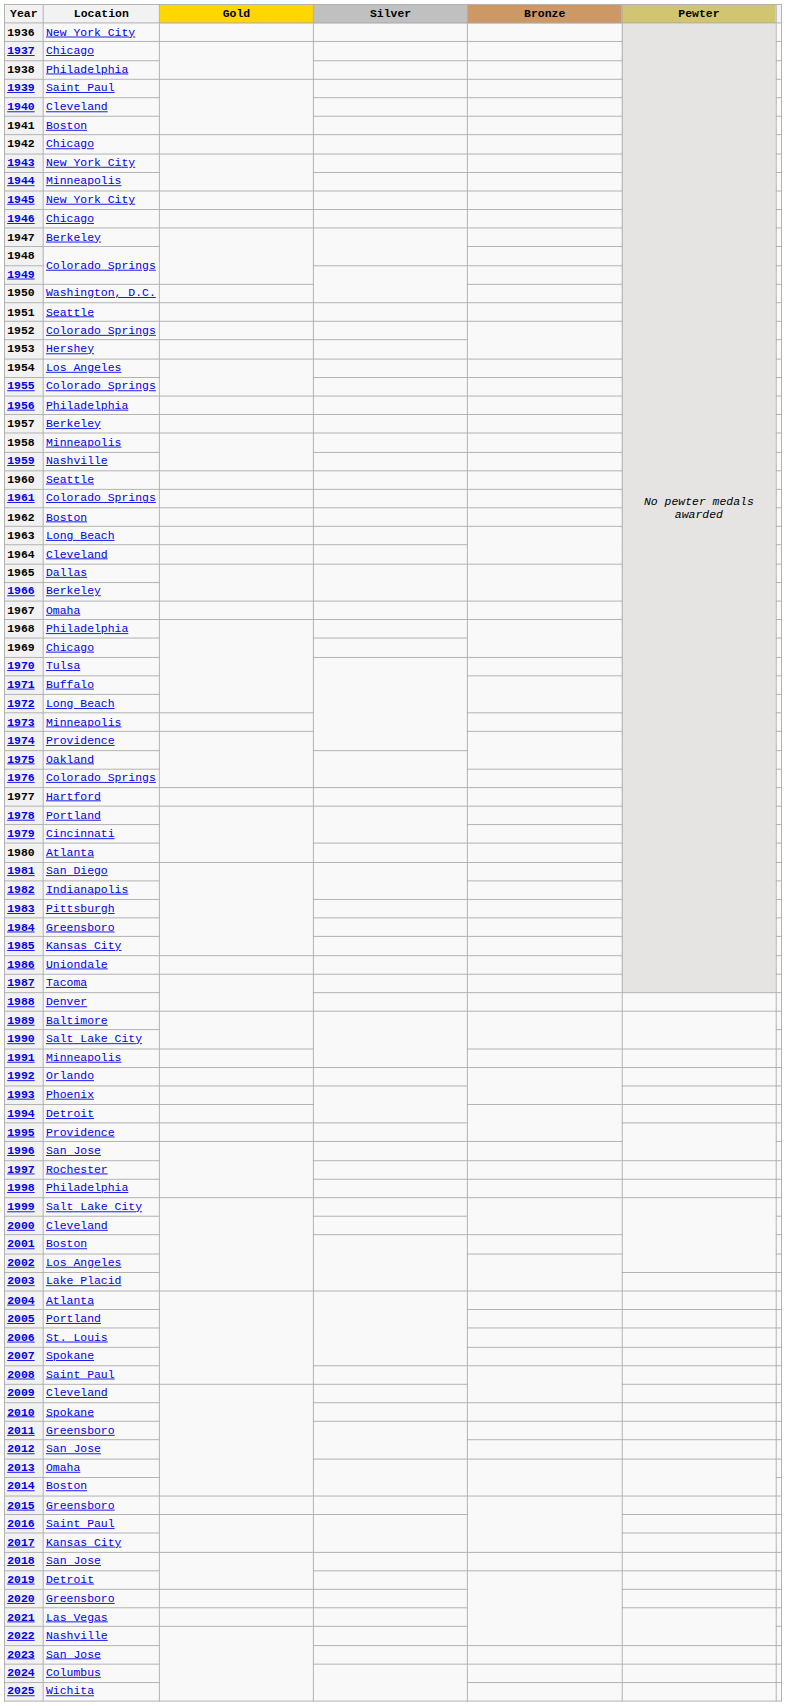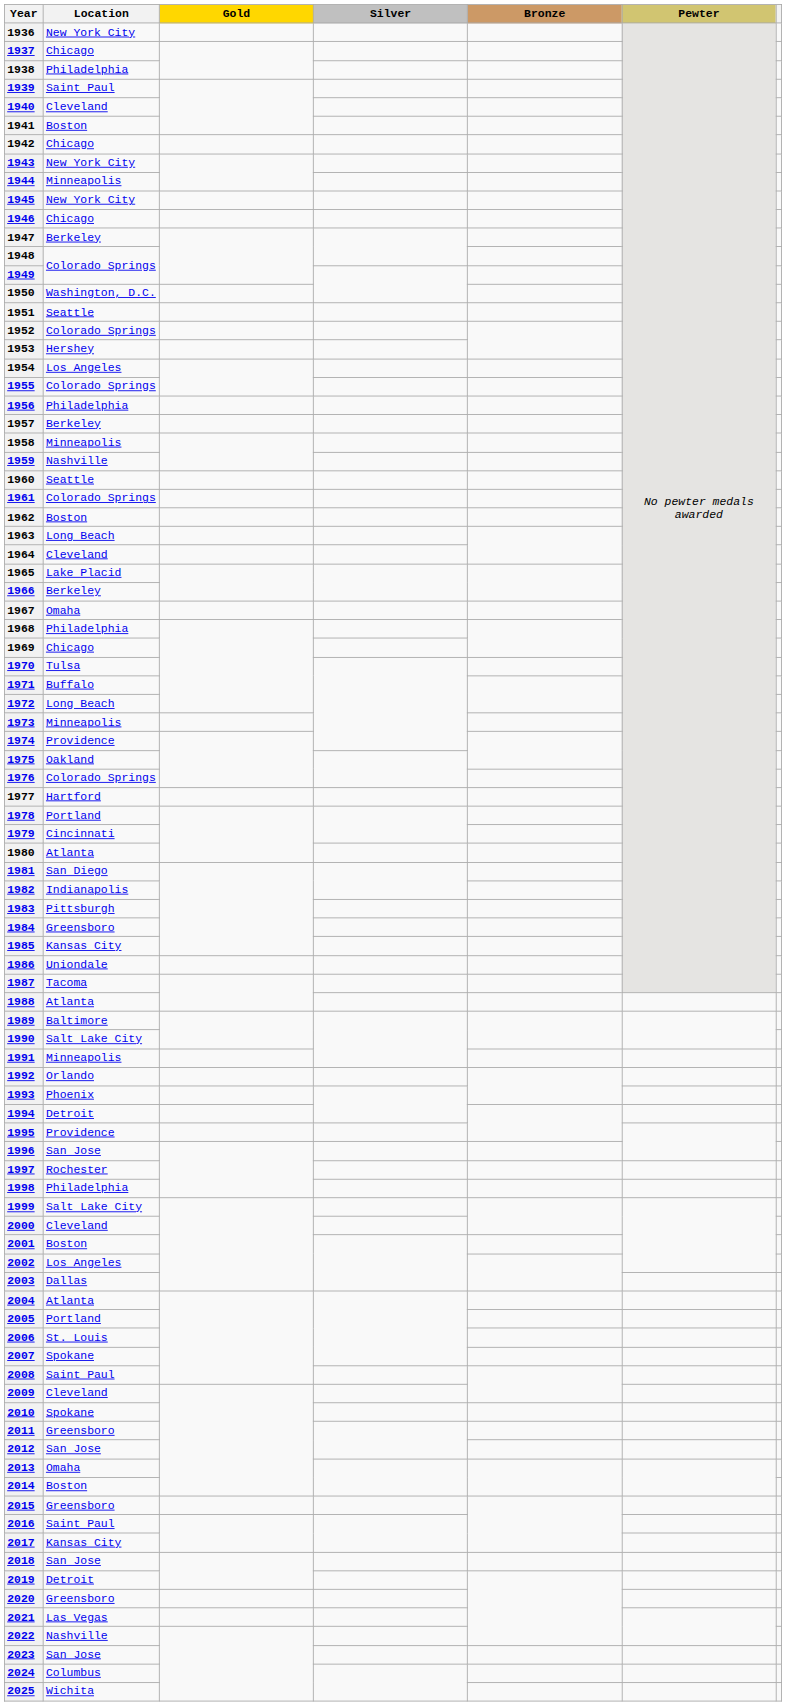(67, 573) Dallas -> (84, 573) Lake Placid
(67, 1002) Denver -> (70, 1002) Atlanta
(84, 1282) Lake Placid -> (67, 1282) Dallas
